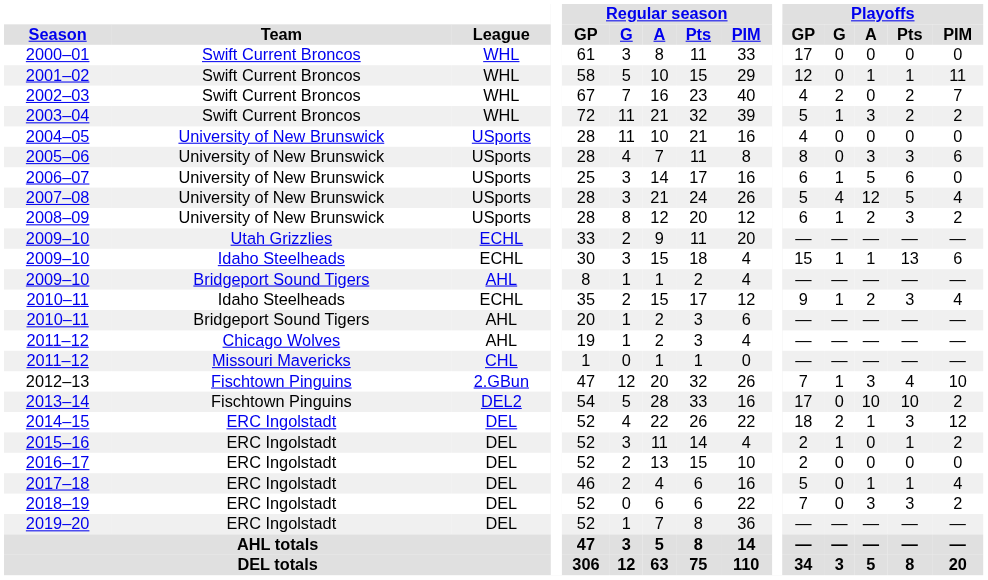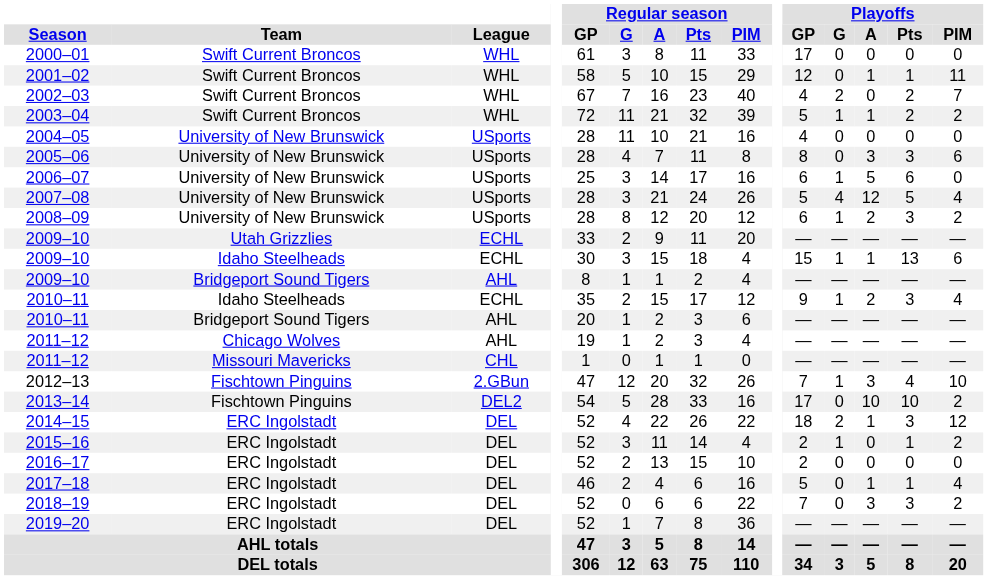(871, 116) 3 -> (871, 116) 1
